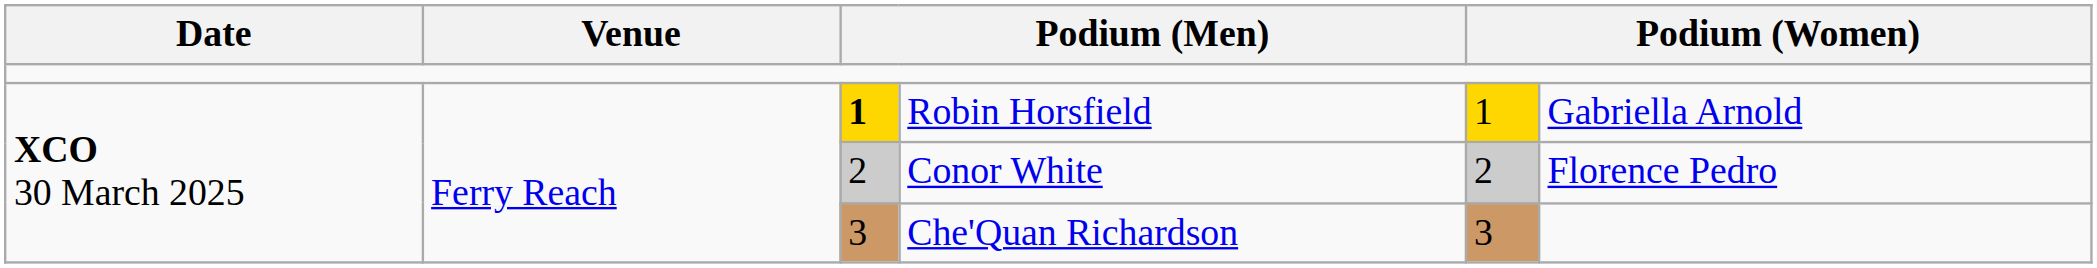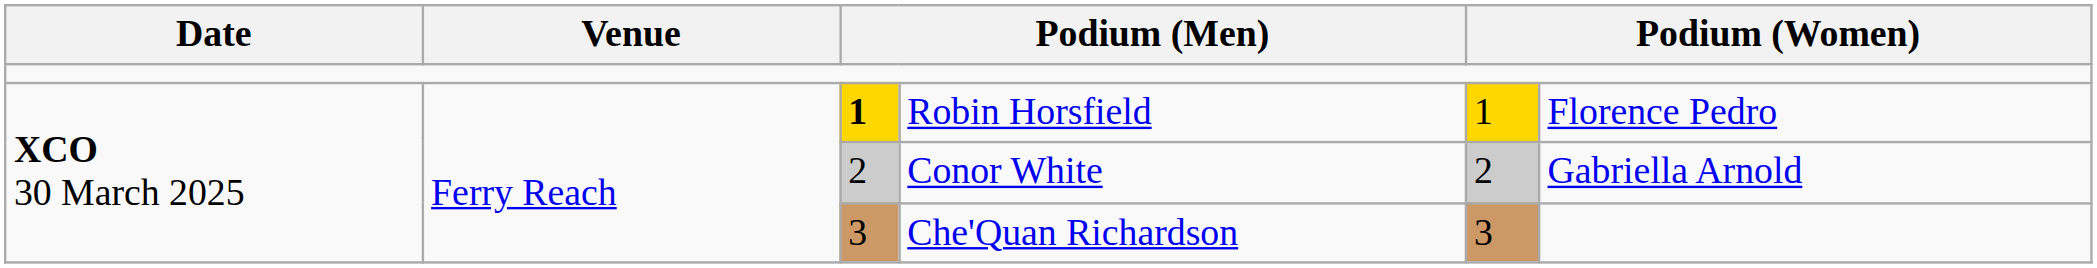(1675, 111) Gabriella Arnold -> (1662, 111) Florence Pedro
(1662, 171) Florence Pedro -> (1675, 171) Gabriella Arnold
